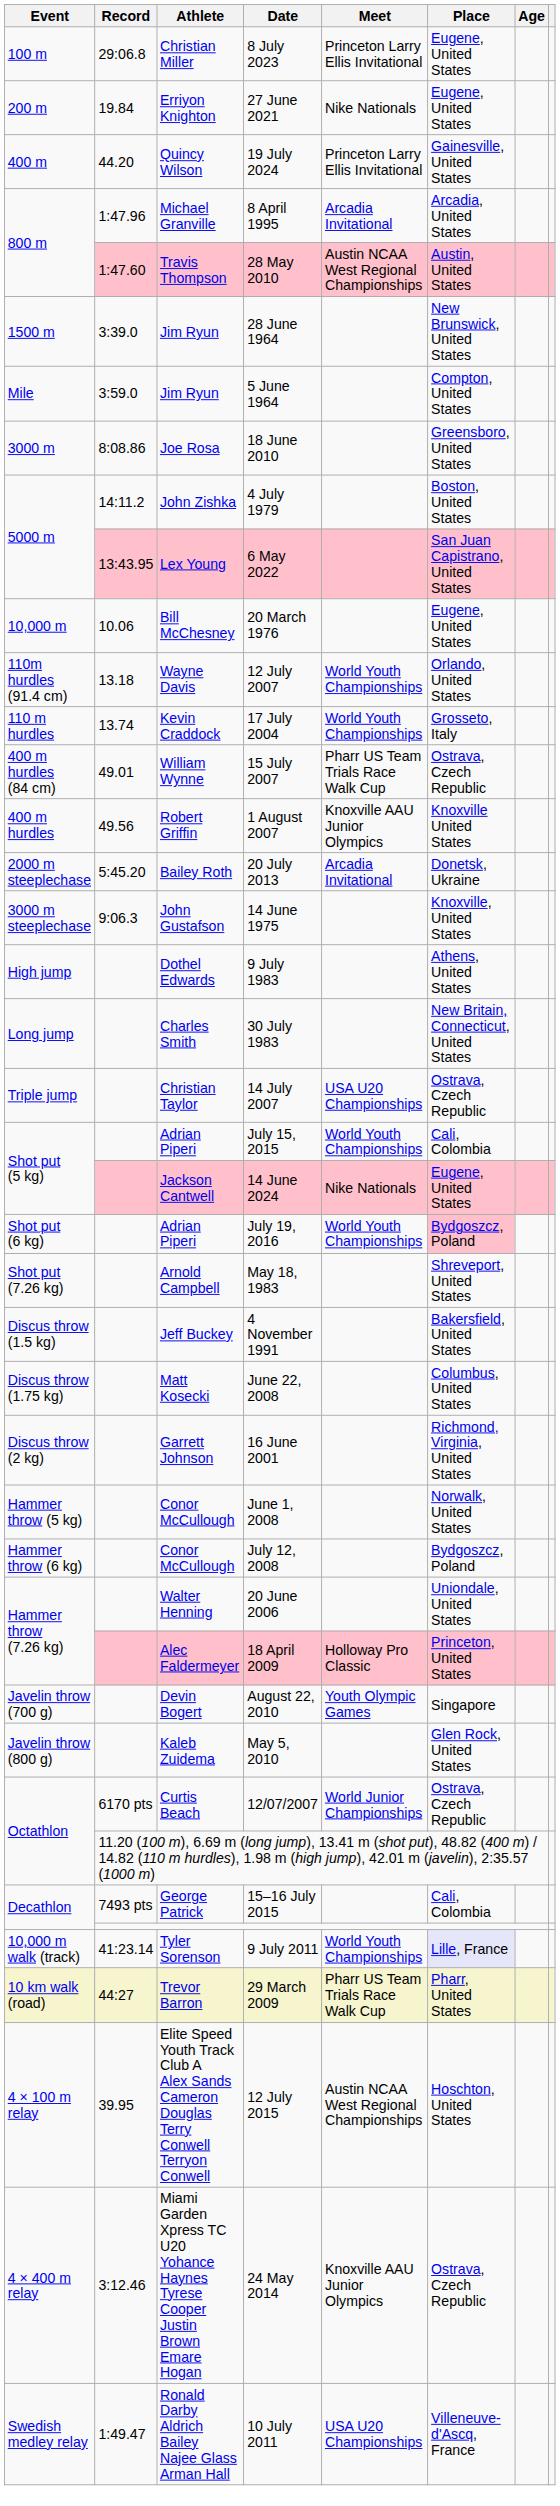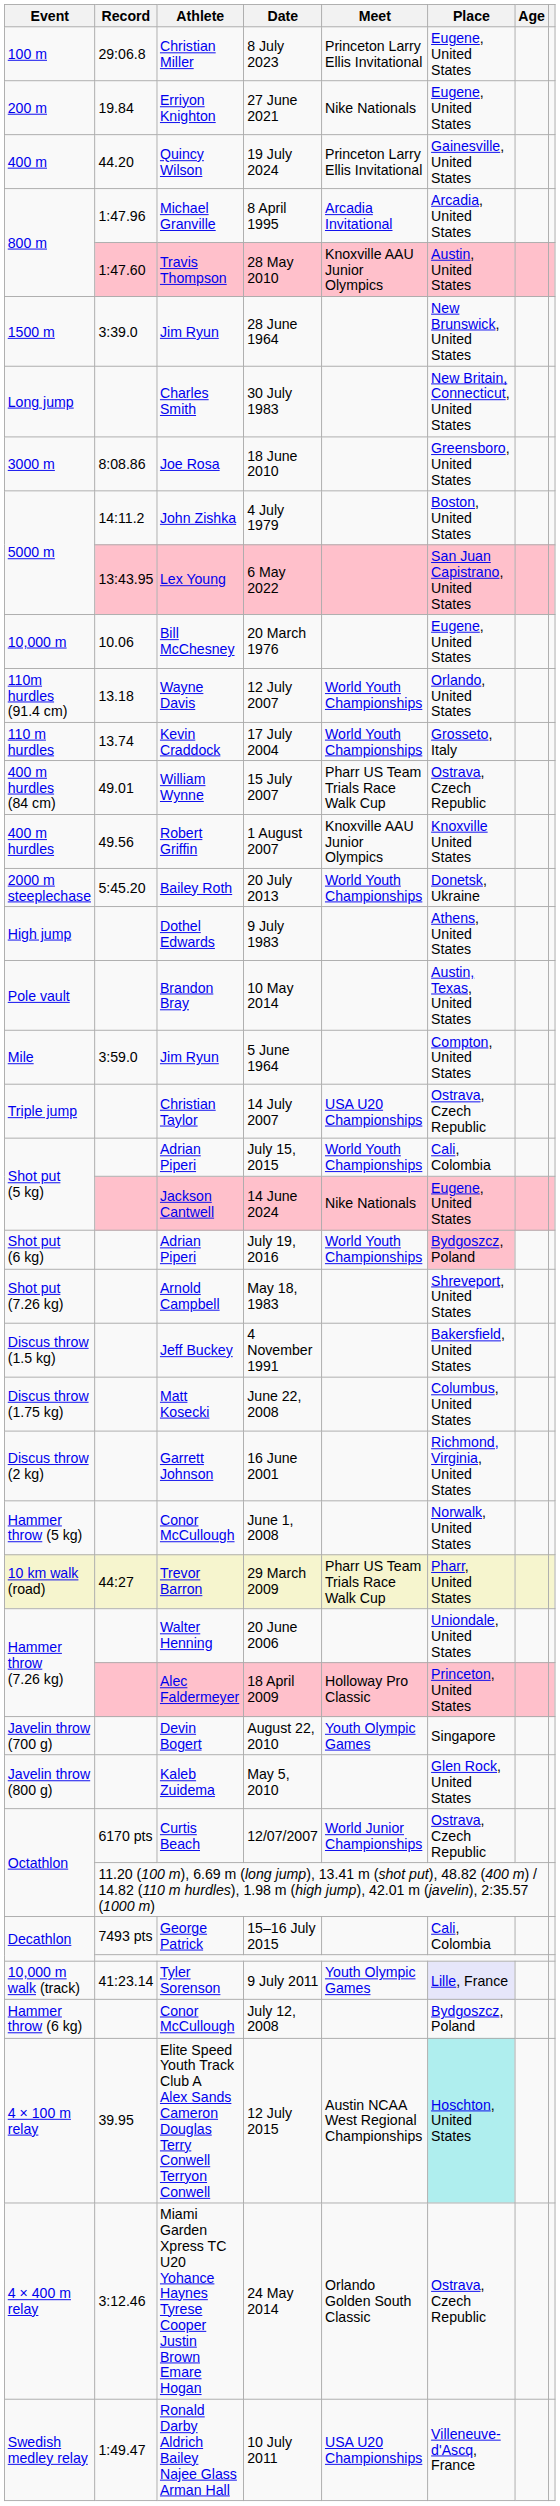(374, 270) Austin NCAA West Regional Championships -> (369, 270) Knoxville AAU Junior Olympics
rows swapped: (268, 394) <-> (270, 1034)
(359, 872) Arcadia Invitational -> (374, 888) World Youth Championships
- row: (272, 918)
+ row: (270, 996)
rows swapped: (272, 1558) <-> (277, 1995)
(374, 1949) World Youth Championships -> (370, 1981) Youth Olympic Games
(463, 2105) no background -> (463, 2120) paleturquoise background
(369, 2285) Knoxville AAU Junior Olympics -> (368, 2301) Orlando Golden South Classic
